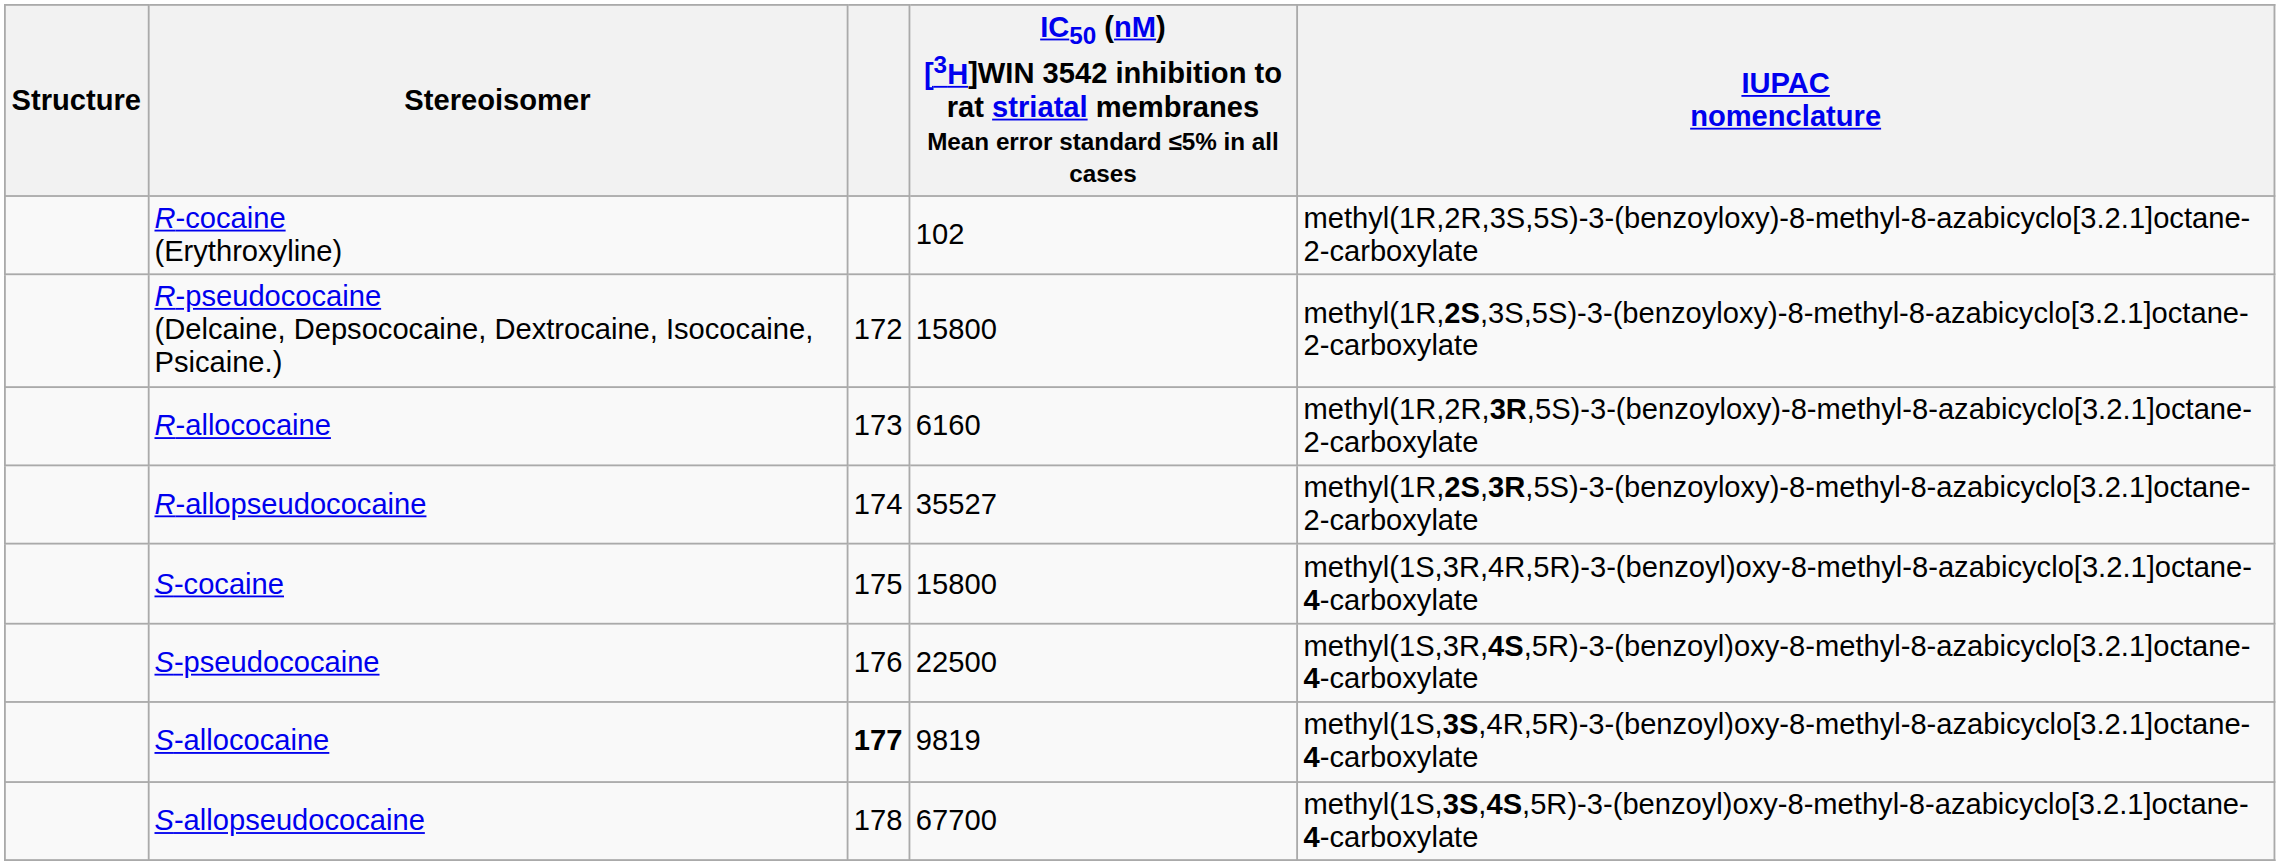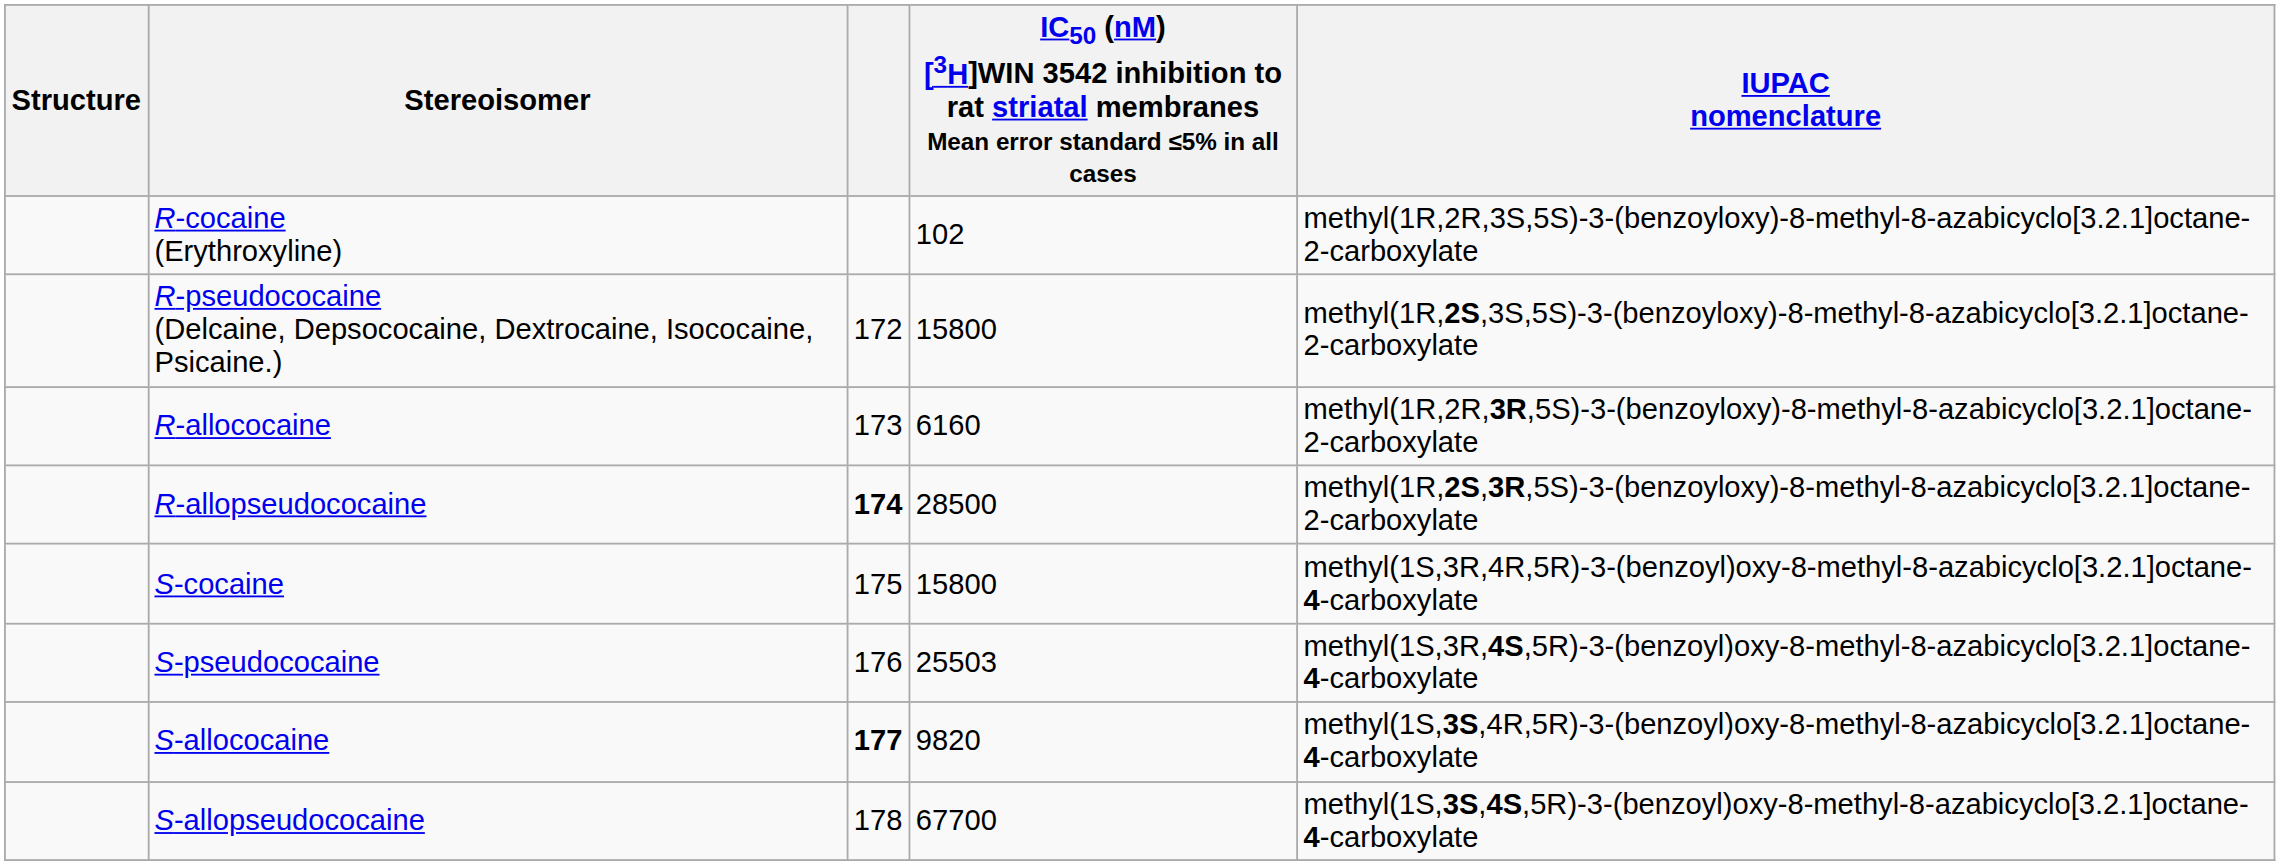(878, 504) normal -> (878, 504) bold
(956, 504) 35527 -> (956, 504) 28500
(956, 662) 22500 -> (956, 662) 25503
(948, 741) 9819 -> (948, 741) 9820
